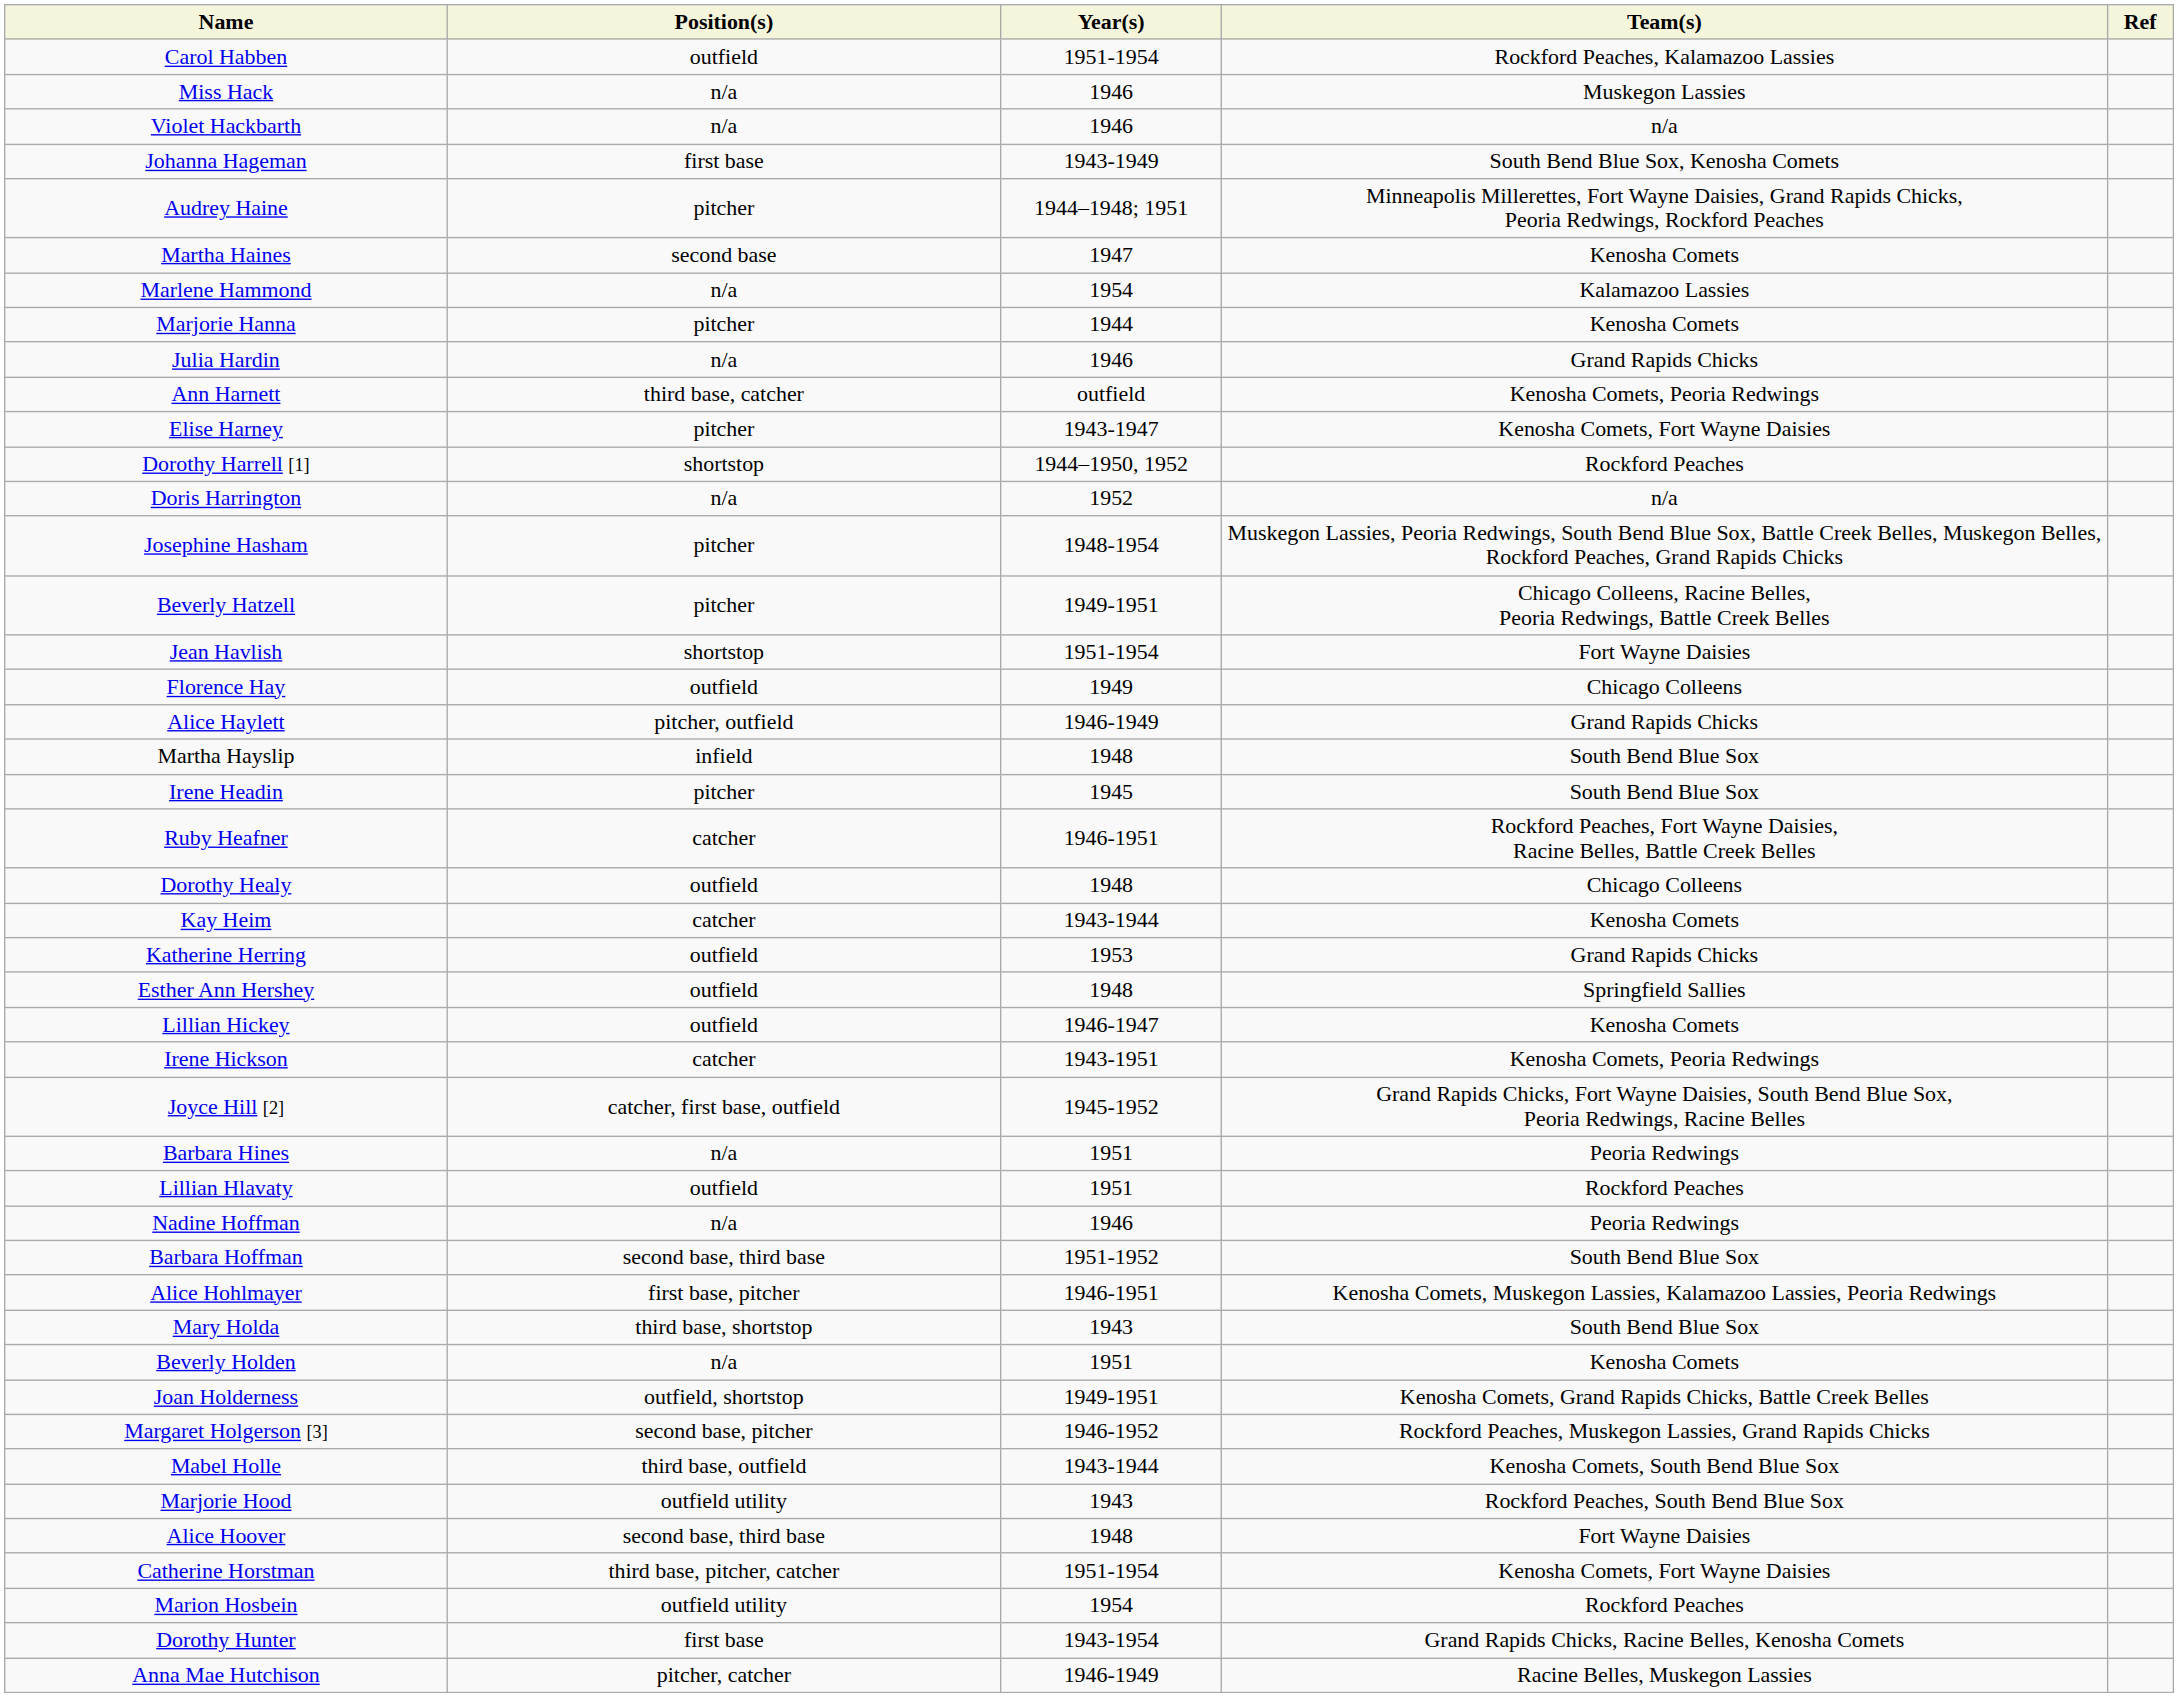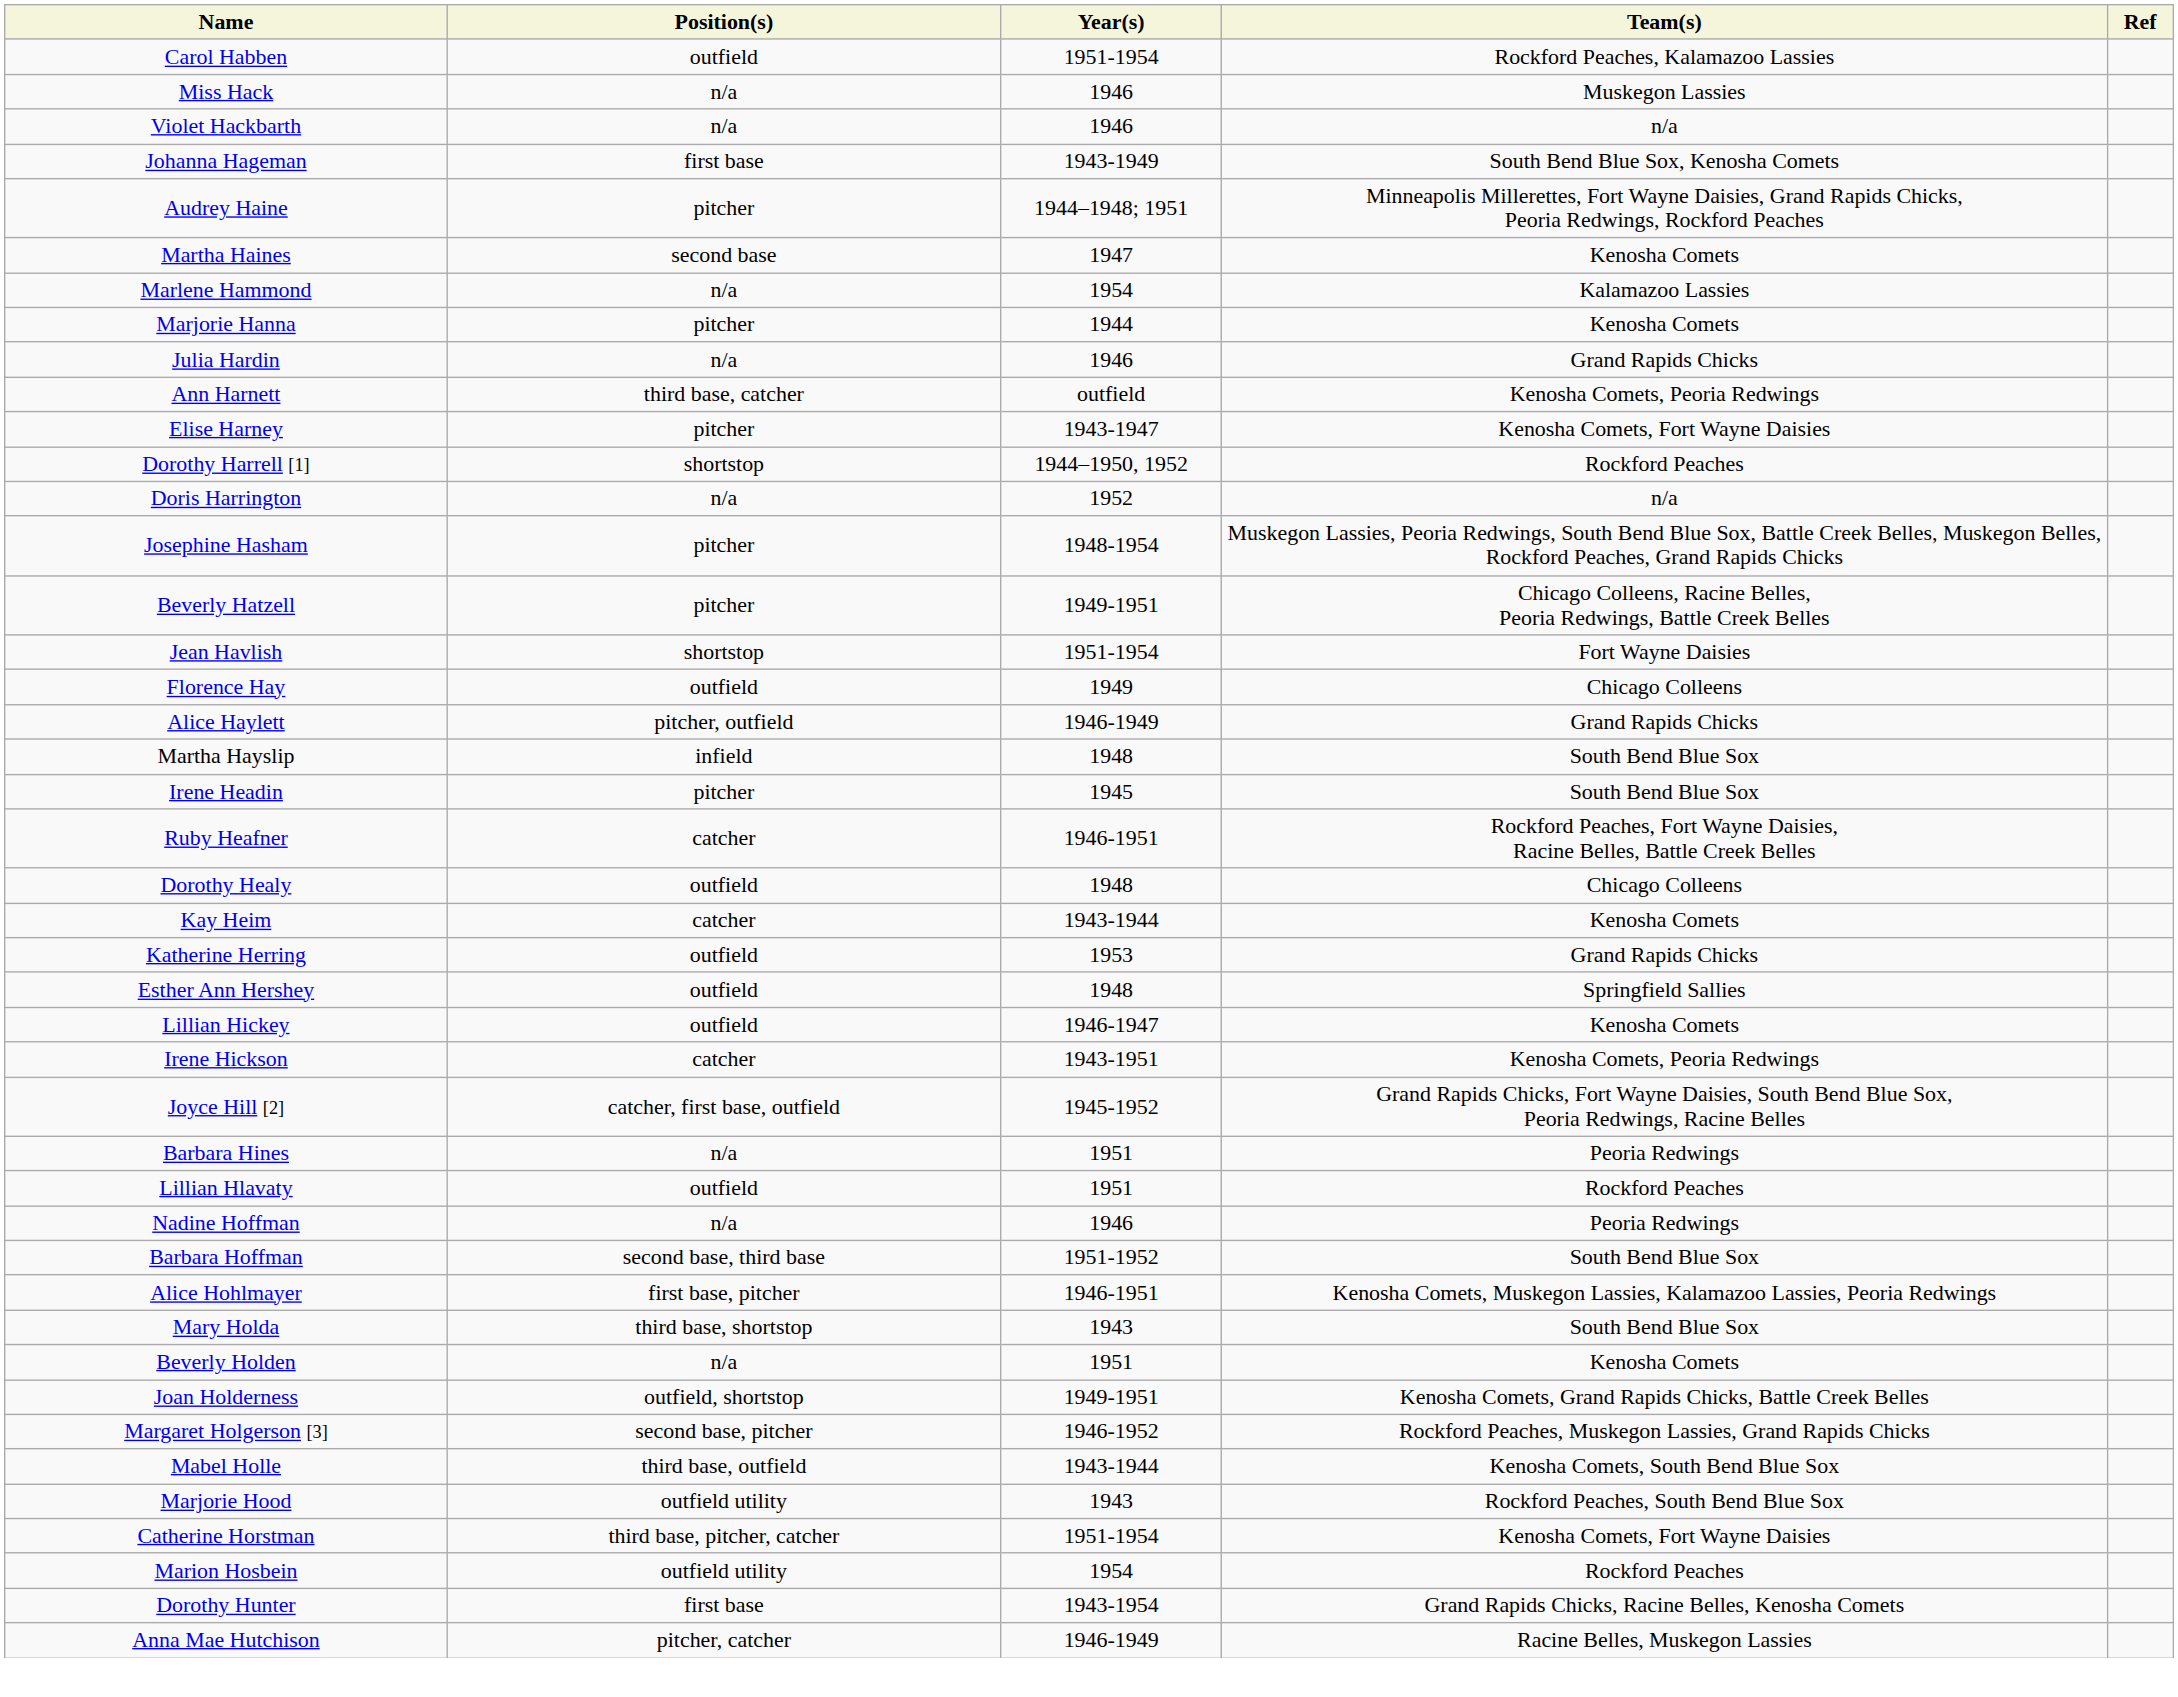- row: (226, 1535)
